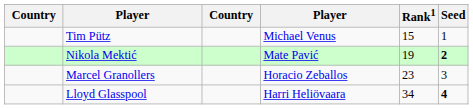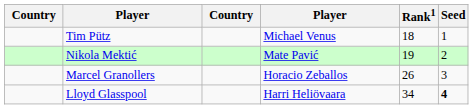(408, 36) 15 -> (408, 36) 18
(444, 56) bold -> (444, 56) normal
(408, 75) 23 -> (408, 75) 26
